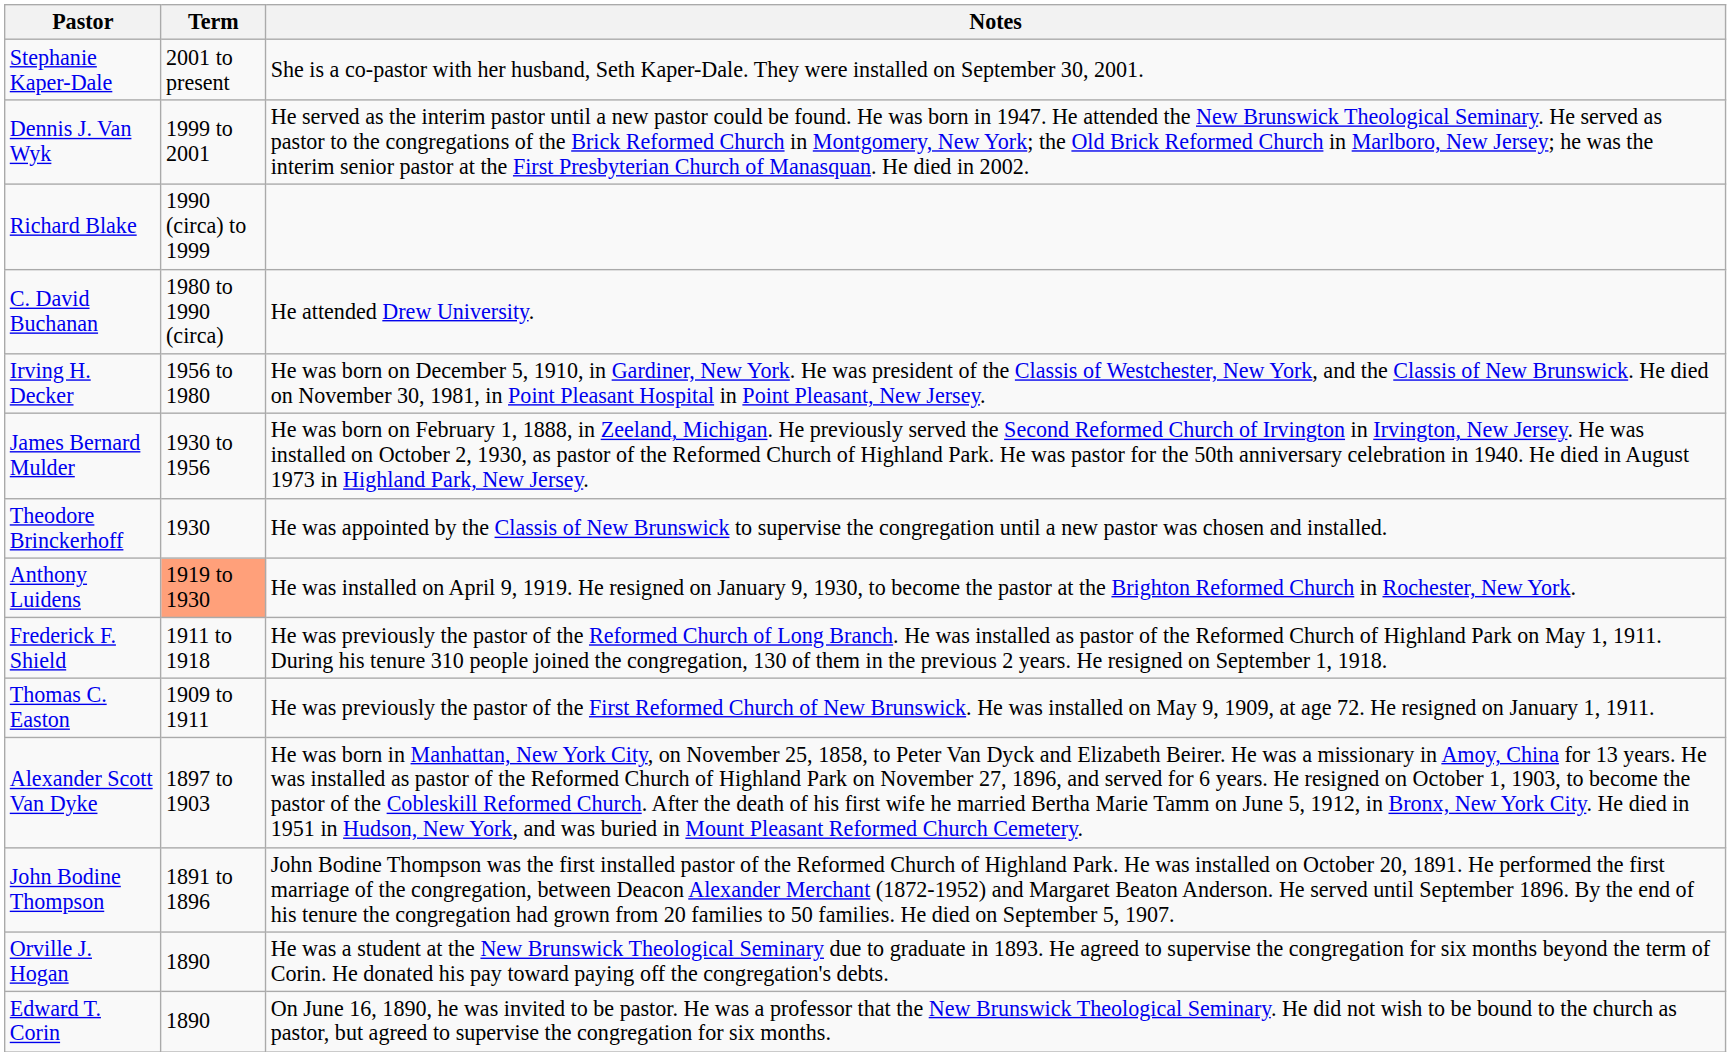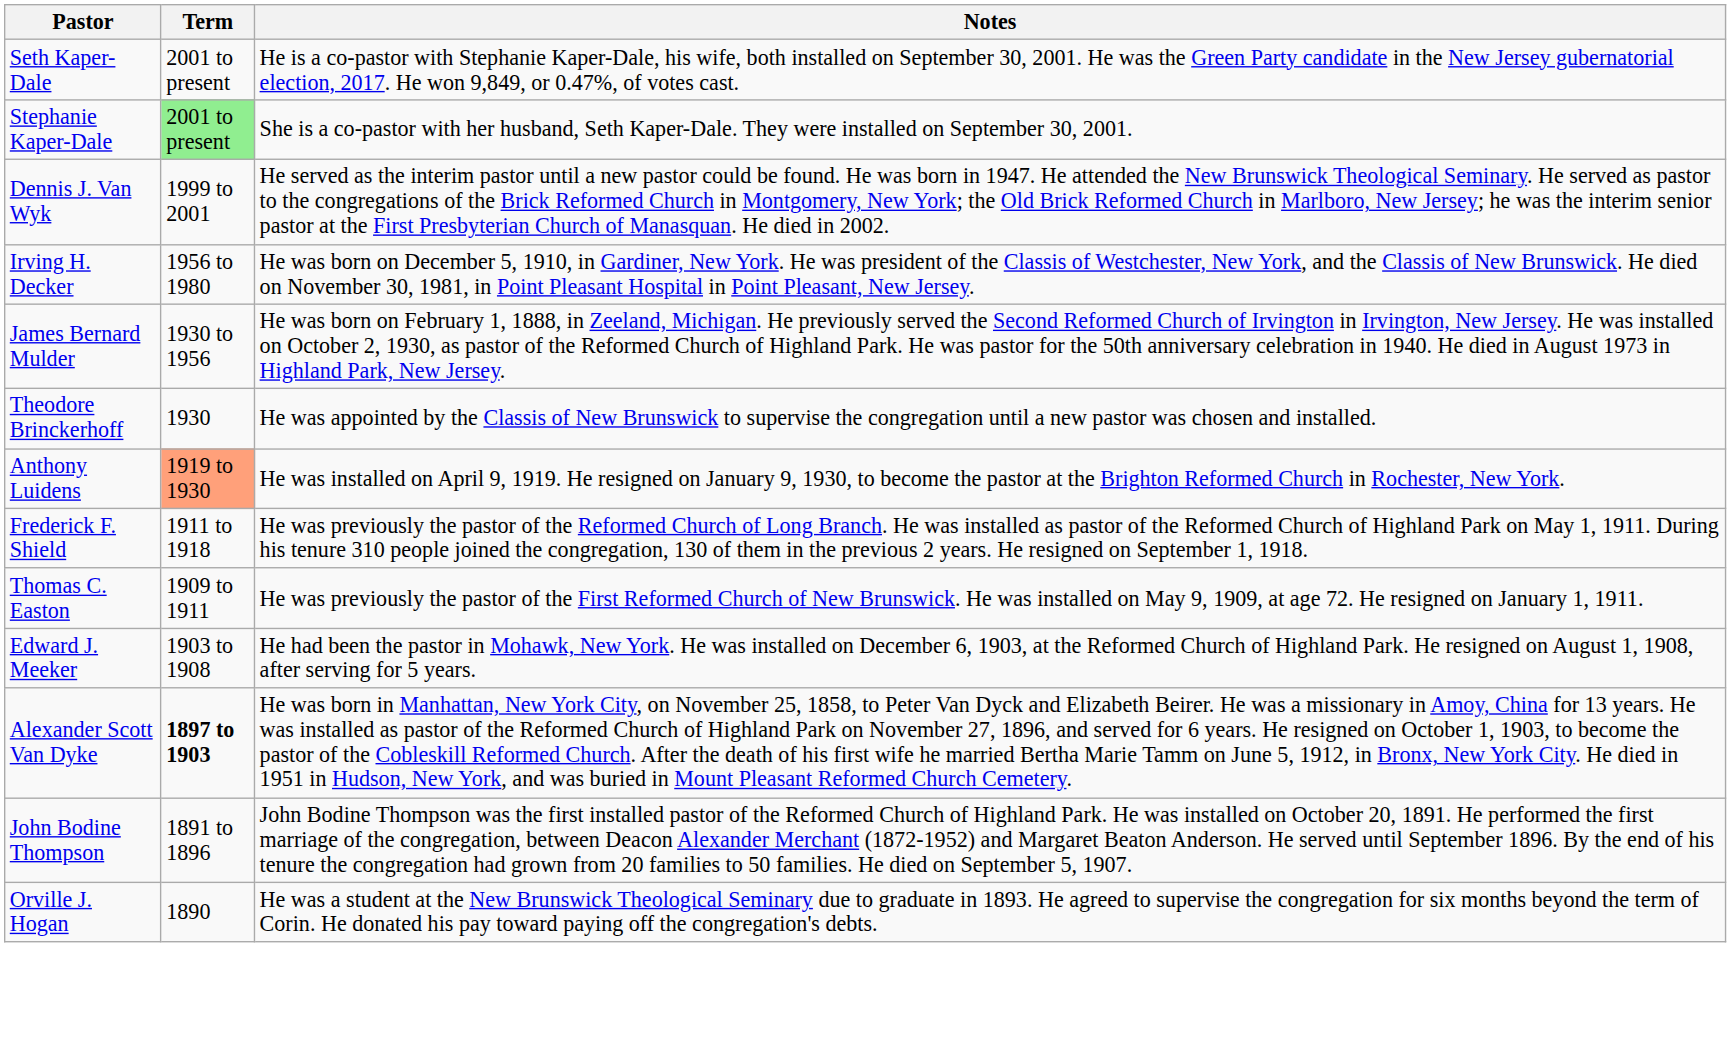+ row: (63, 69)
(199, 69) no background -> (200, 129) lightgreen background
- row: (73, 226)
- row: (54, 311)
+ row: (54, 657)
(199, 792) normal -> (200, 742) bold
- row: (55, 1021)
